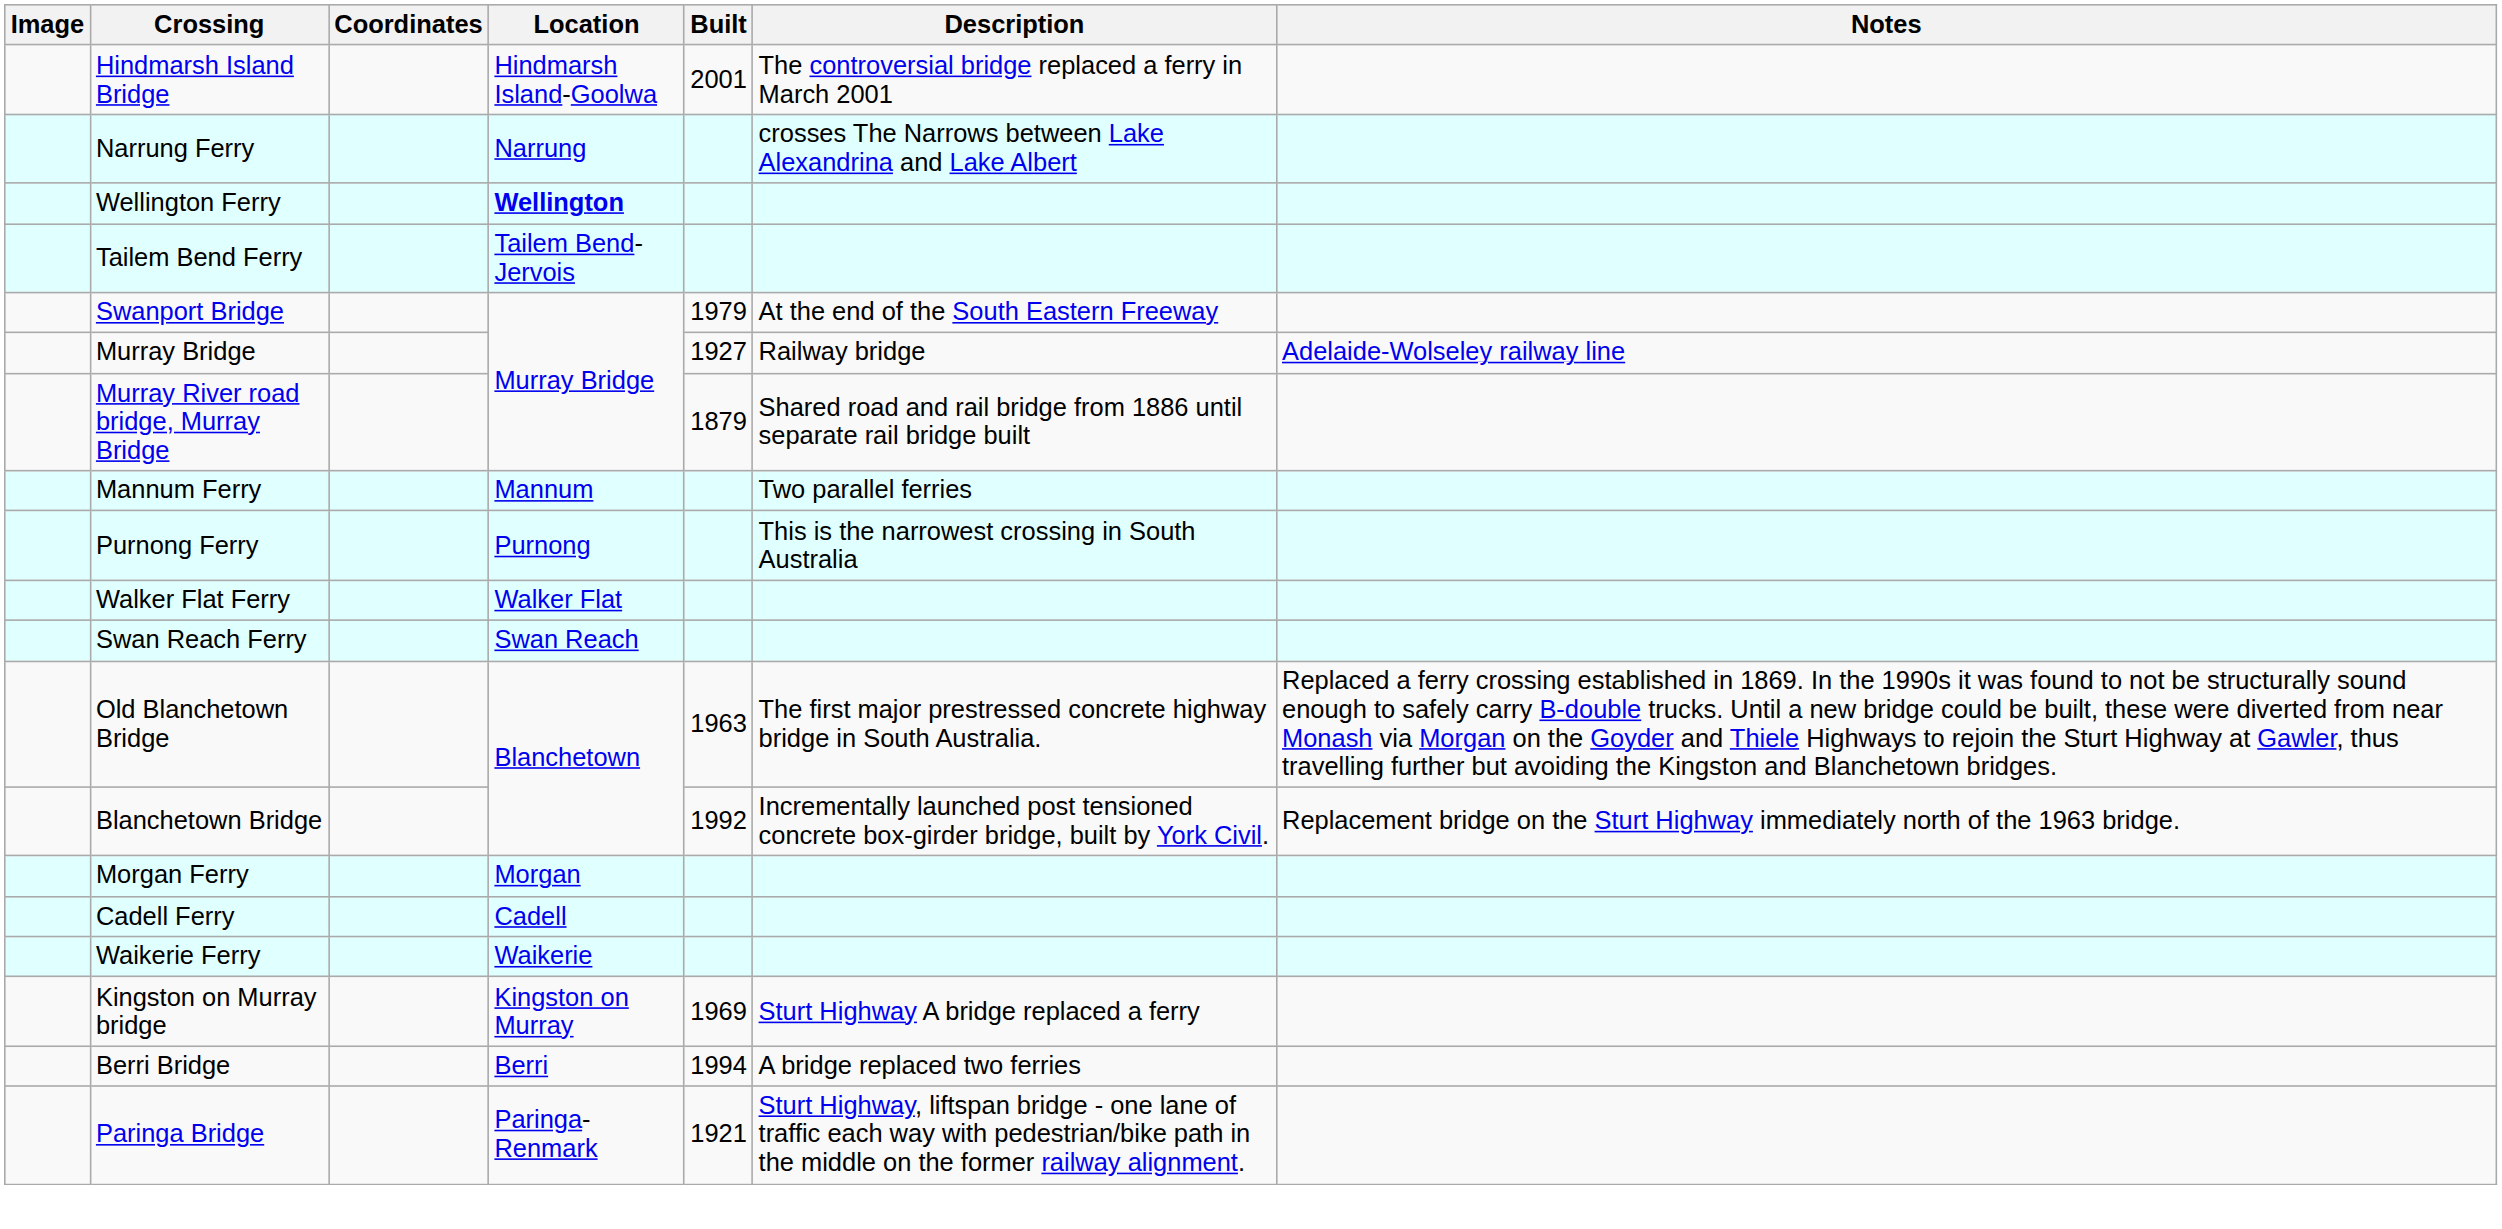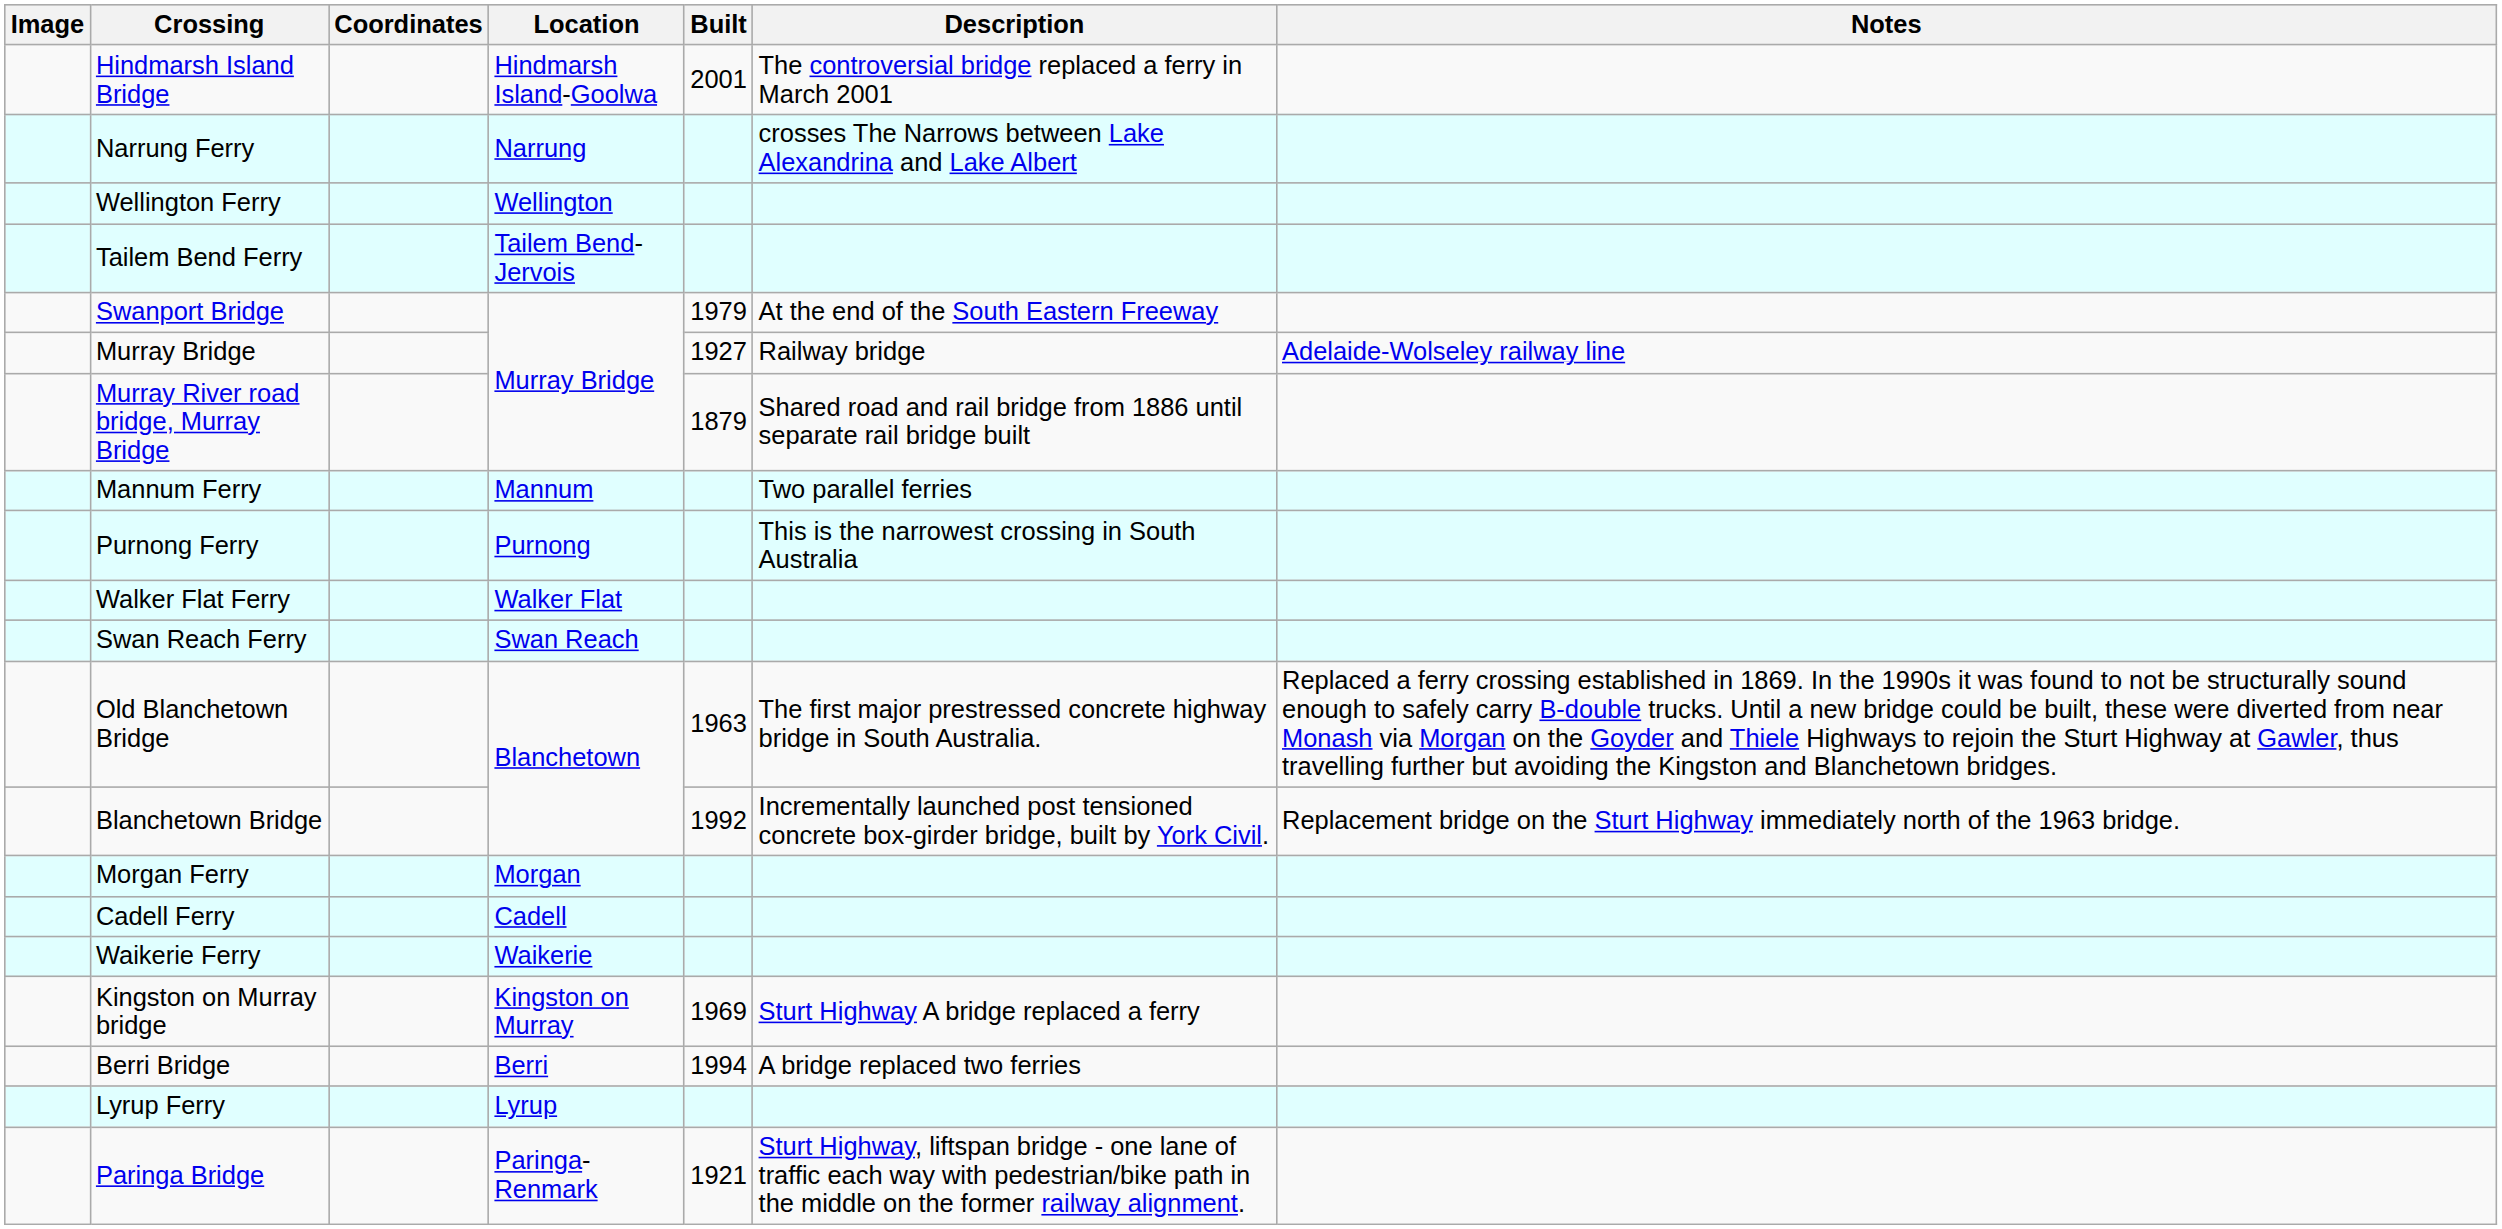(559, 202) bold -> (554, 202) normal
+ row: (160, 1106)
